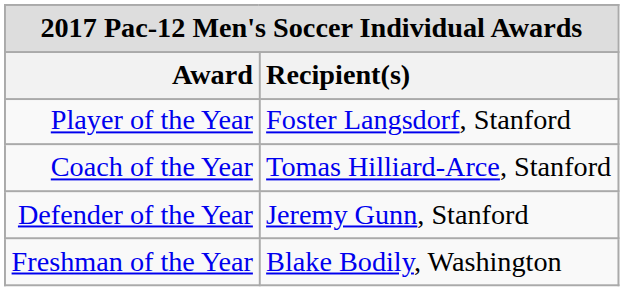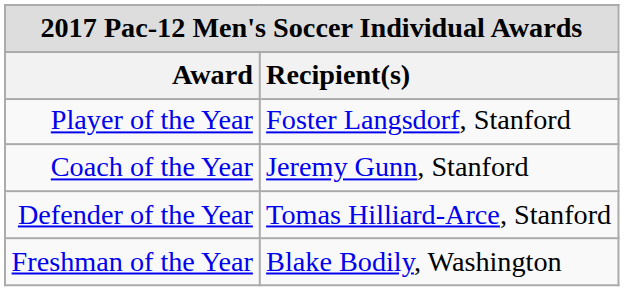(439, 167) Tomas Hilliard-Arce, Stanford -> (397, 167) Jeremy Gunn, Stanford
(397, 214) Jeremy Gunn, Stanford -> (439, 214) Tomas Hilliard-Arce, Stanford
